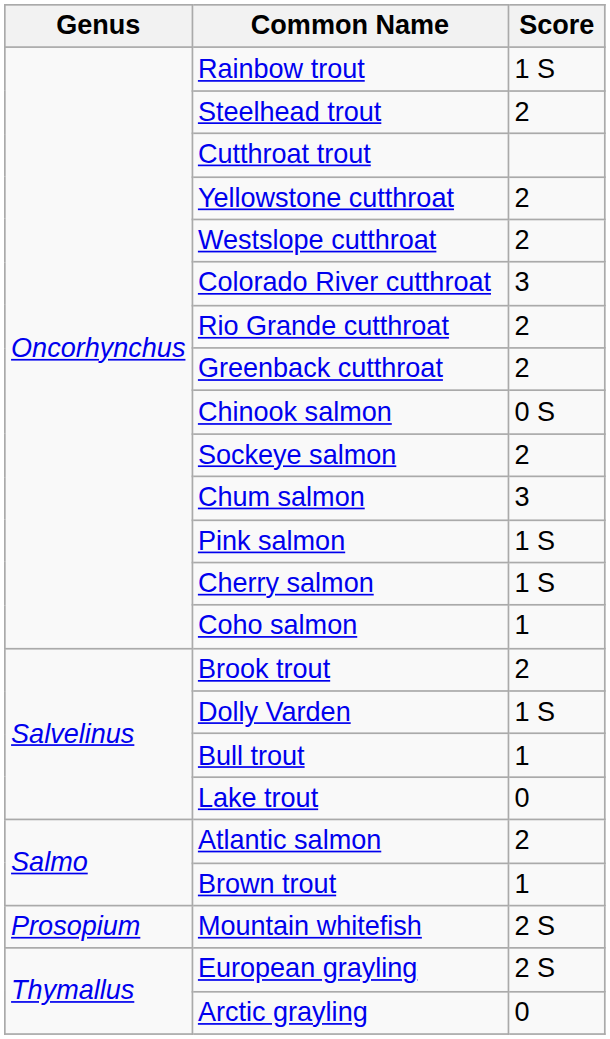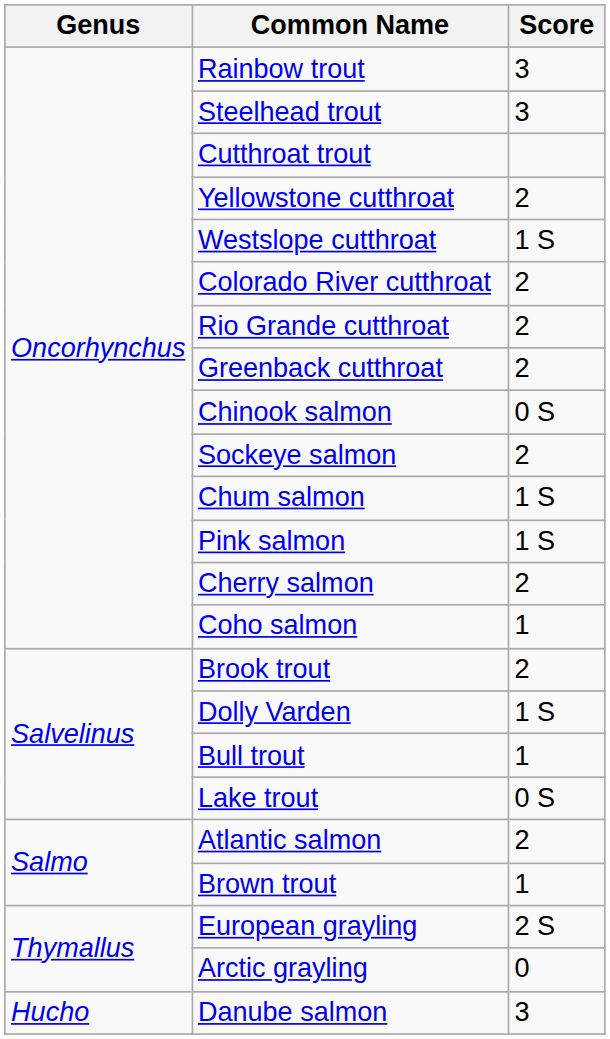(535, 68) 1 S -> (522, 68) 3
(522, 111) 2 -> (522, 111) 3
(522, 240) 2 -> (535, 240) 1 S
(522, 283) 3 -> (522, 283) 2
(522, 497) 3 -> (535, 497) 1 S
(535, 583) 1 S -> (522, 583) 2
(522, 797) 0 -> (535, 797) 0 S
- row: (310, 926)
+ row: (293, 1012)
